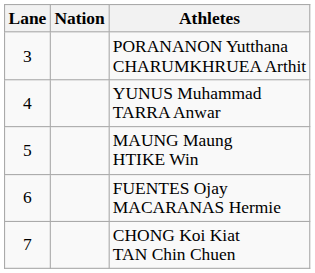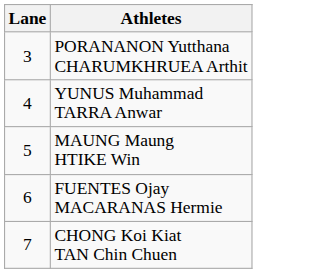- column: (80, 18)
